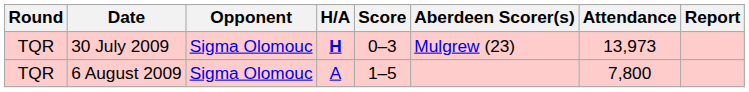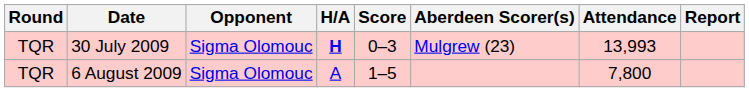(630, 45) 13,973 -> (630, 45) 13,993
